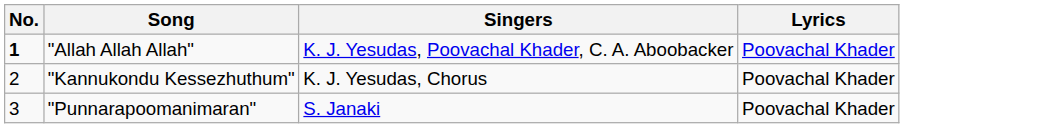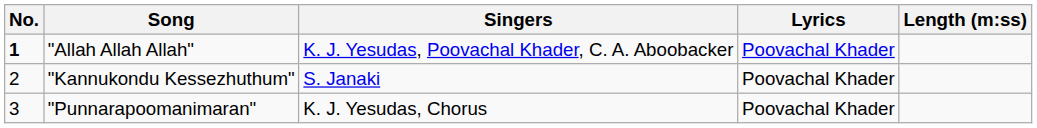+ column: (965, 20)
(395, 79) K. J. Yesudas, Chorus -> (342, 79) S. Janaki
(342, 108) S. Janaki -> (395, 108) K. J. Yesudas, Chorus
